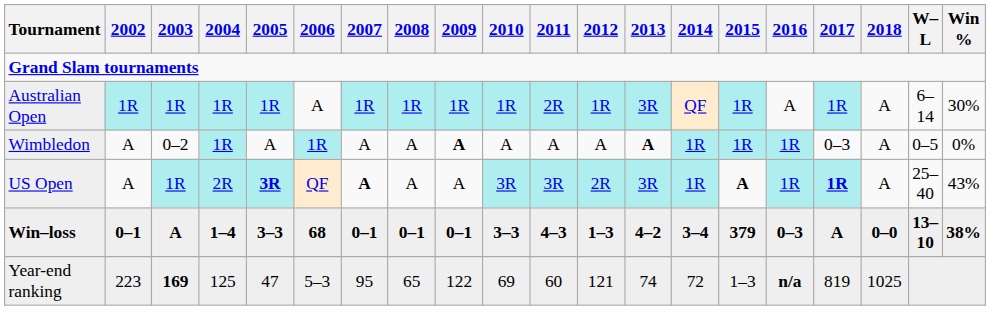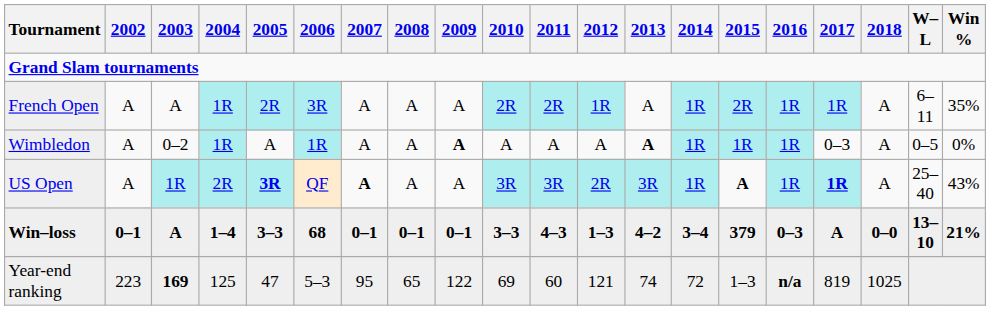- row: (45, 106)
+ row: (54, 106)
(964, 232) 38% -> (964, 232) 21%
